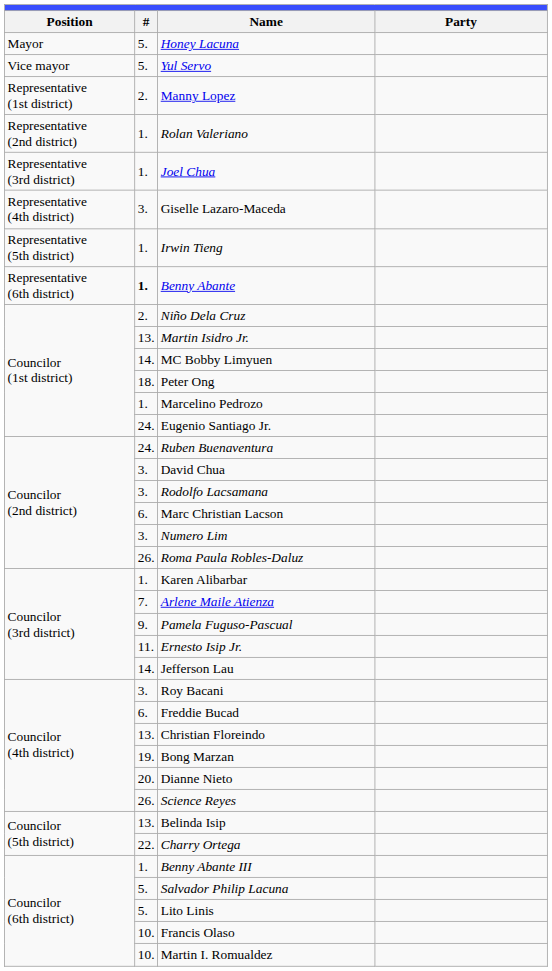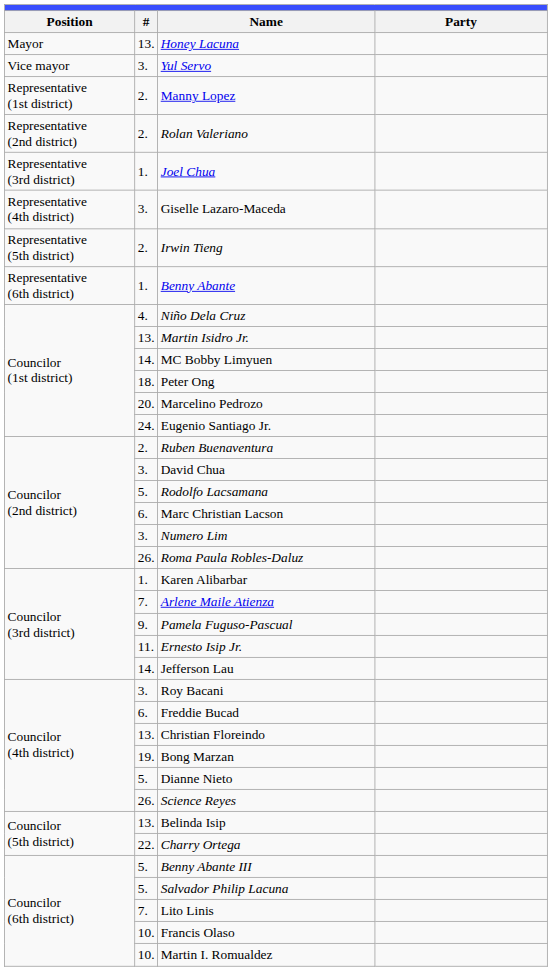(143, 43) 5. -> (146, 43) 13.
(143, 66) 5. -> (143, 66) 3.
(143, 133) 1. -> (143, 133) 2.
(143, 247) 1. -> (143, 247) 2.
(143, 285) bold -> (143, 285) normal
(143, 315) 2. -> (143, 315) 4.
(143, 403) 1. -> (146, 403) 20.
(146, 447) 24. -> (143, 447) 2.
(143, 491) 3. -> (143, 491) 5.
(146, 778) 20. -> (143, 778) 5.
(143, 866) 1. -> (143, 866) 5.
(143, 910) 5. -> (143, 910) 7.
